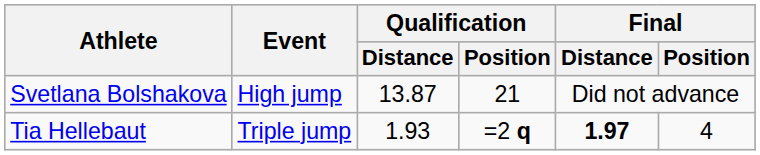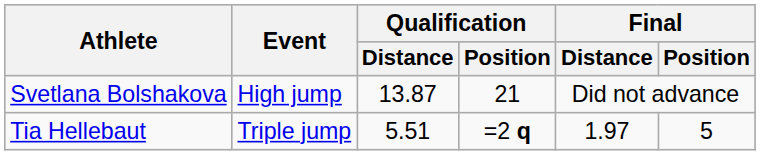(408, 131) 1.93 -> (408, 131) 5.51
(607, 131) bold -> (607, 131) normal
(707, 131) 4 -> (707, 131) 5
